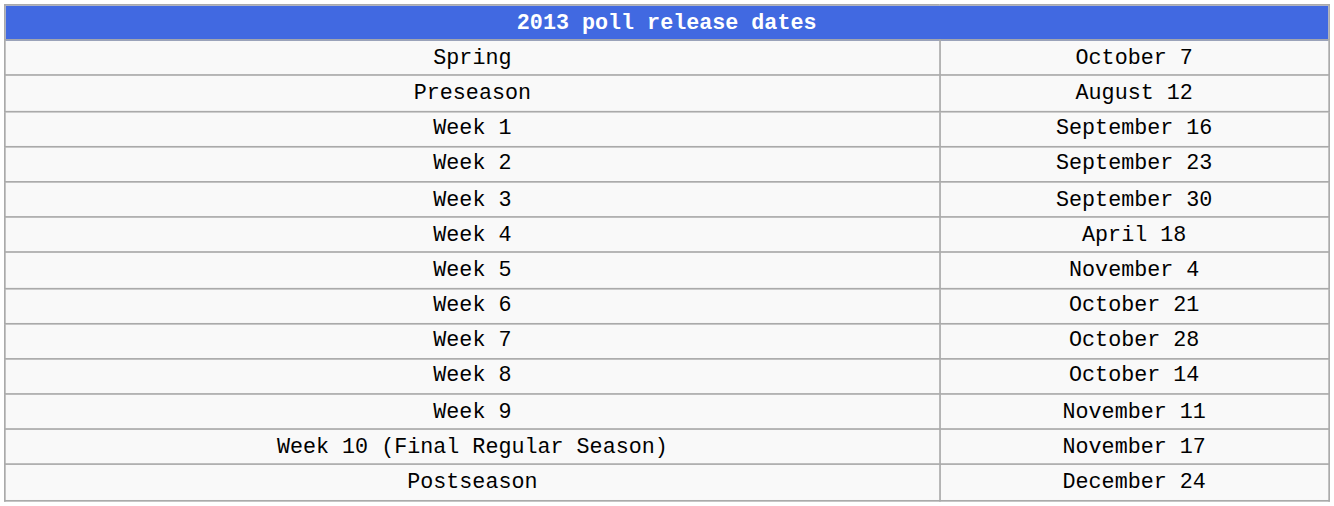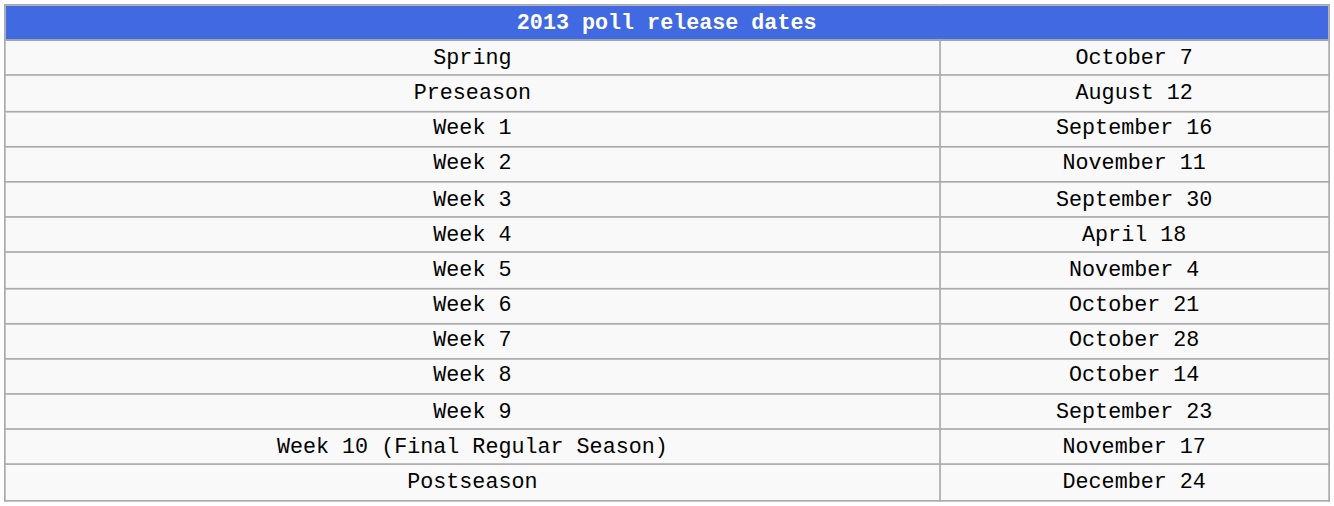(1134, 164) September 23 -> (1134, 164) November 11
(1134, 412) November 11 -> (1134, 412) September 23
